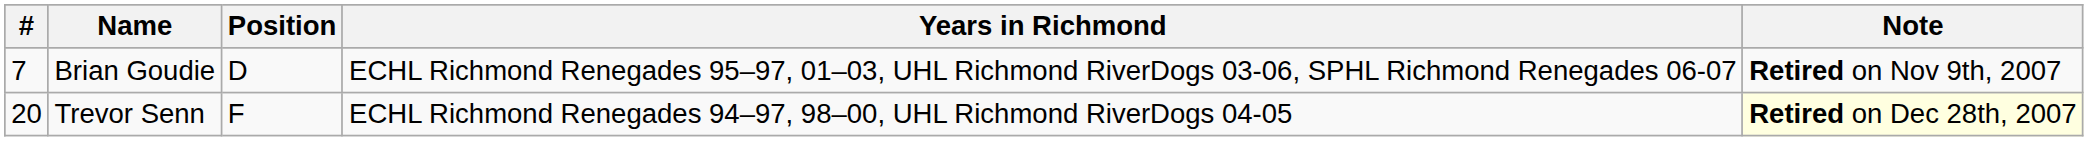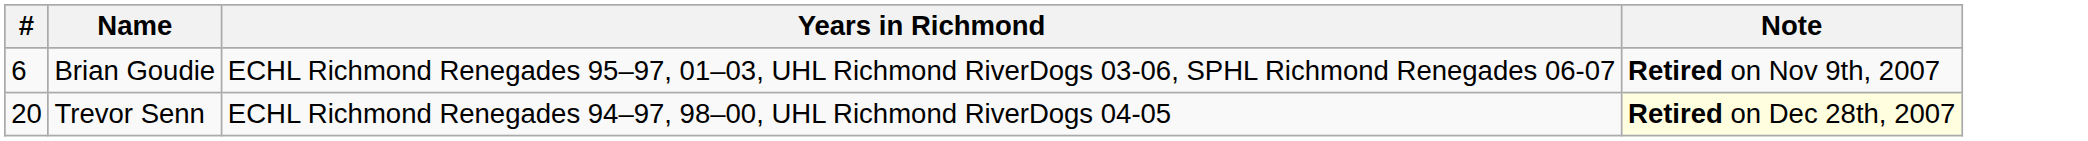- column: (282, 26)
(19, 69) 7 -> (19, 69) 6
